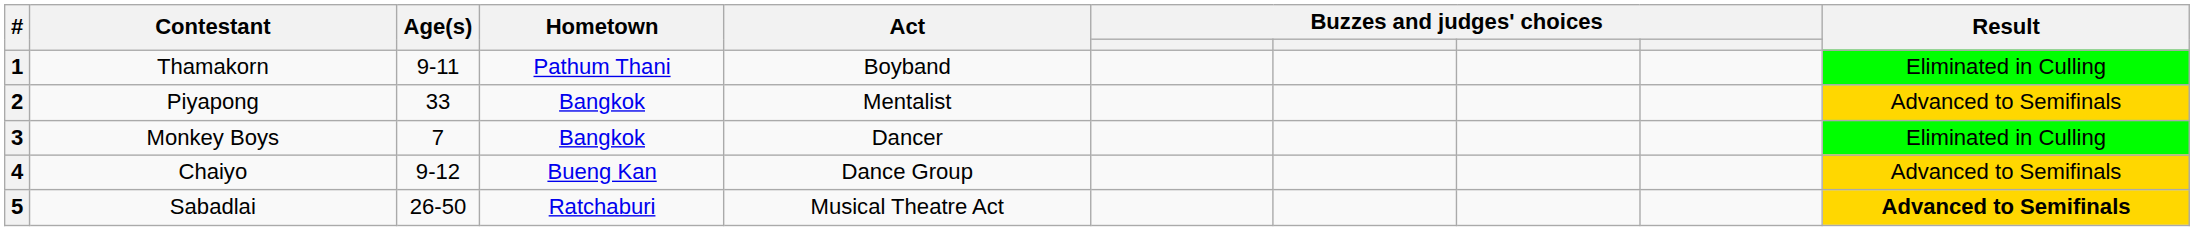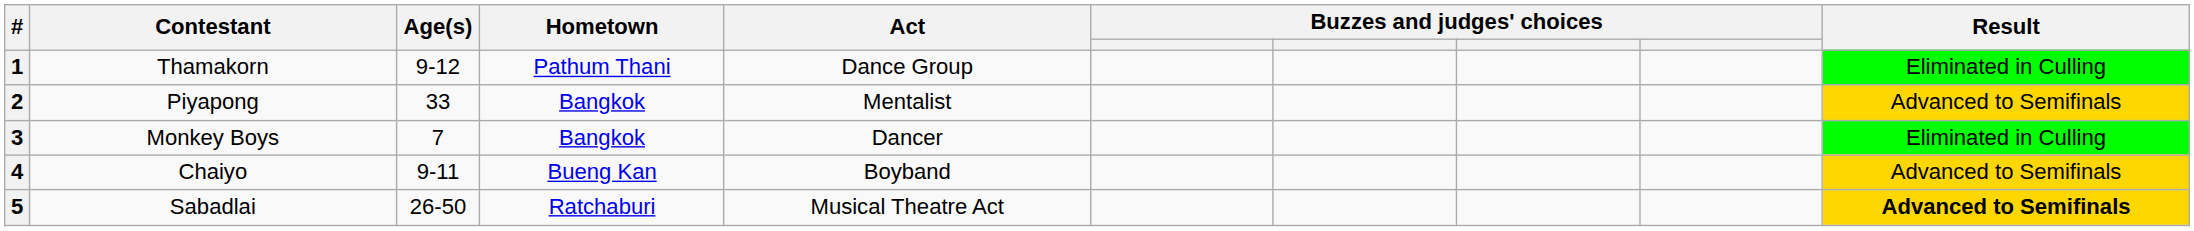(438, 67) 9-11 -> (438, 67) 9-12
(907, 67) Boyband -> (907, 67) Dance Group
(438, 172) 9-12 -> (438, 172) 9-11
(907, 172) Dance Group -> (907, 172) Boyband
